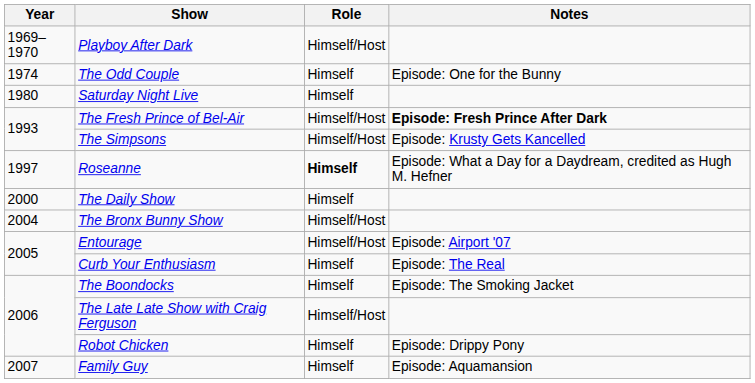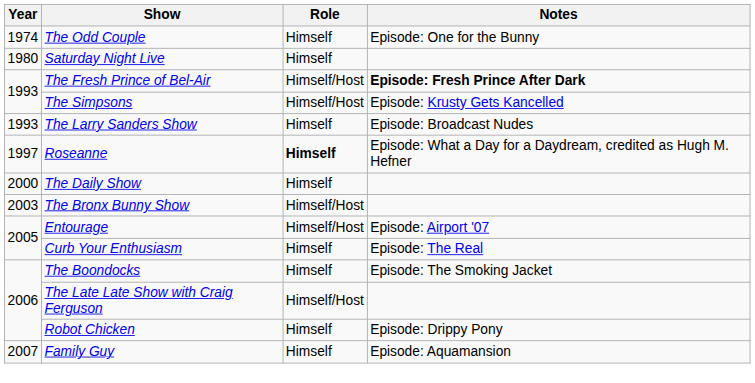- row: (135, 44)
+ row: (121, 124)
(23, 220) 2004 -> (23, 205) 2003
